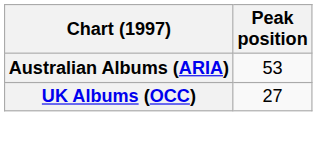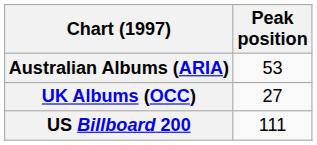+ row: (119, 125)
